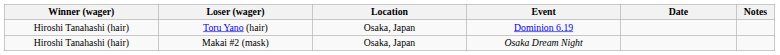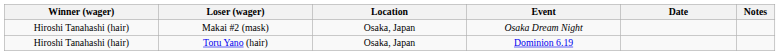rows swapped: (235, 43) <-> (235, 27)
